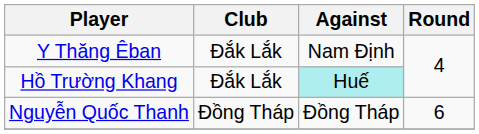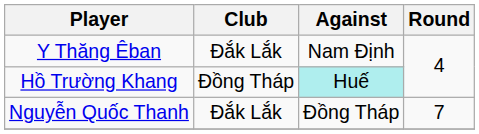(246, 81) Đắk Lắk -> (246, 81) Đồng Tháp
(246, 112) Đồng Tháp -> (246, 112) Đắk Lắk
(439, 112) 6 -> (439, 112) 7
